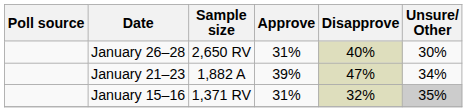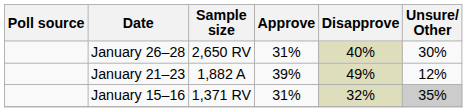(361, 74) 47% -> (361, 74) 49%
(432, 74) 34% -> (432, 74) 12%
